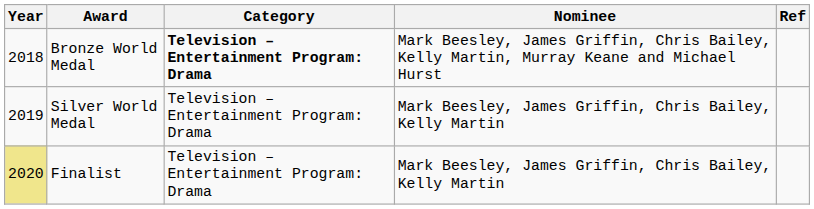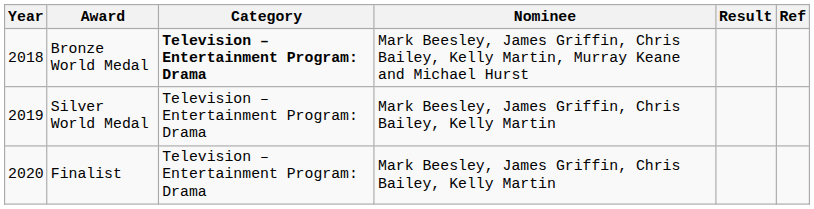+ column: (746, 17)
(26, 175) khaki background -> (26, 175) no background
